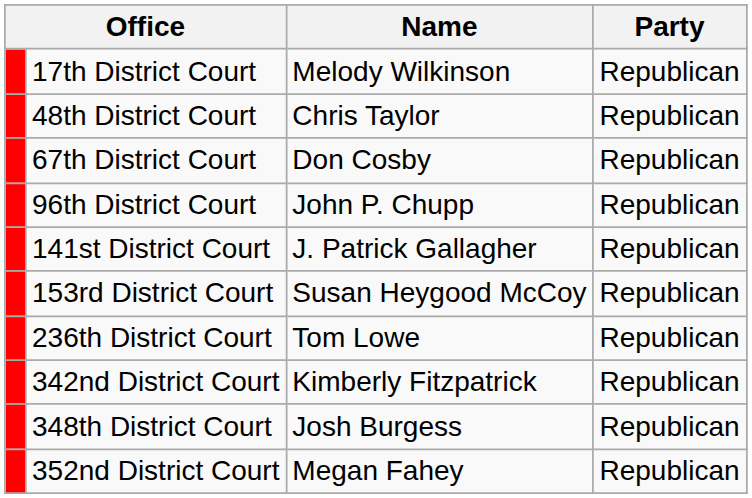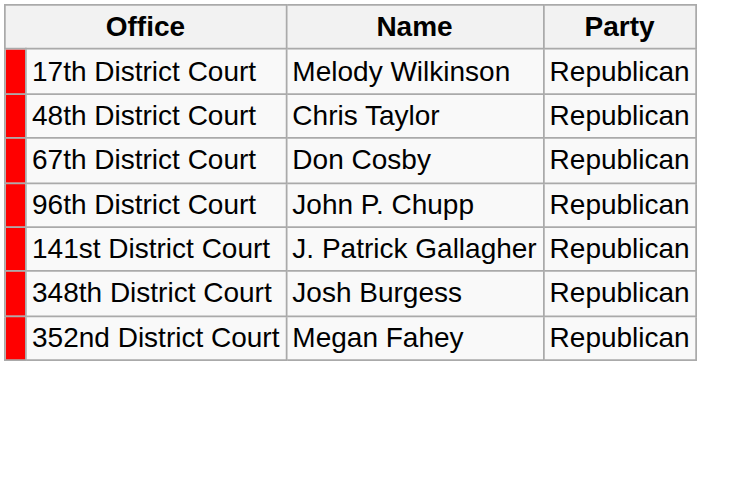- row: (153, 293)
- row: (152, 337)
- row: (156, 381)
